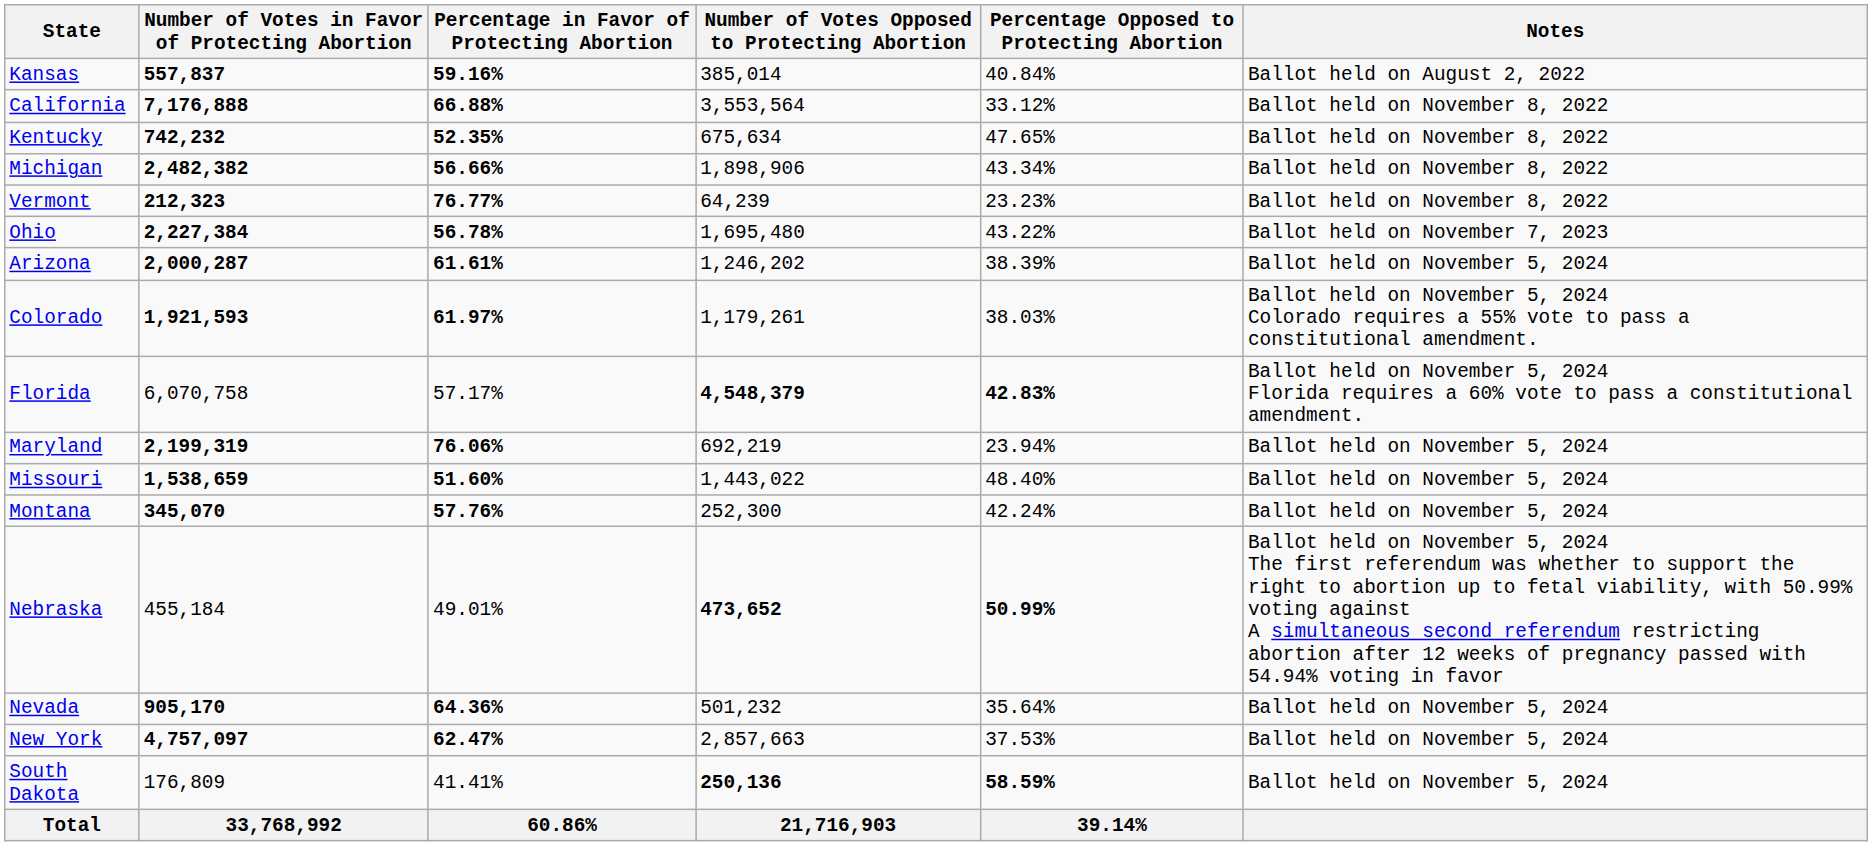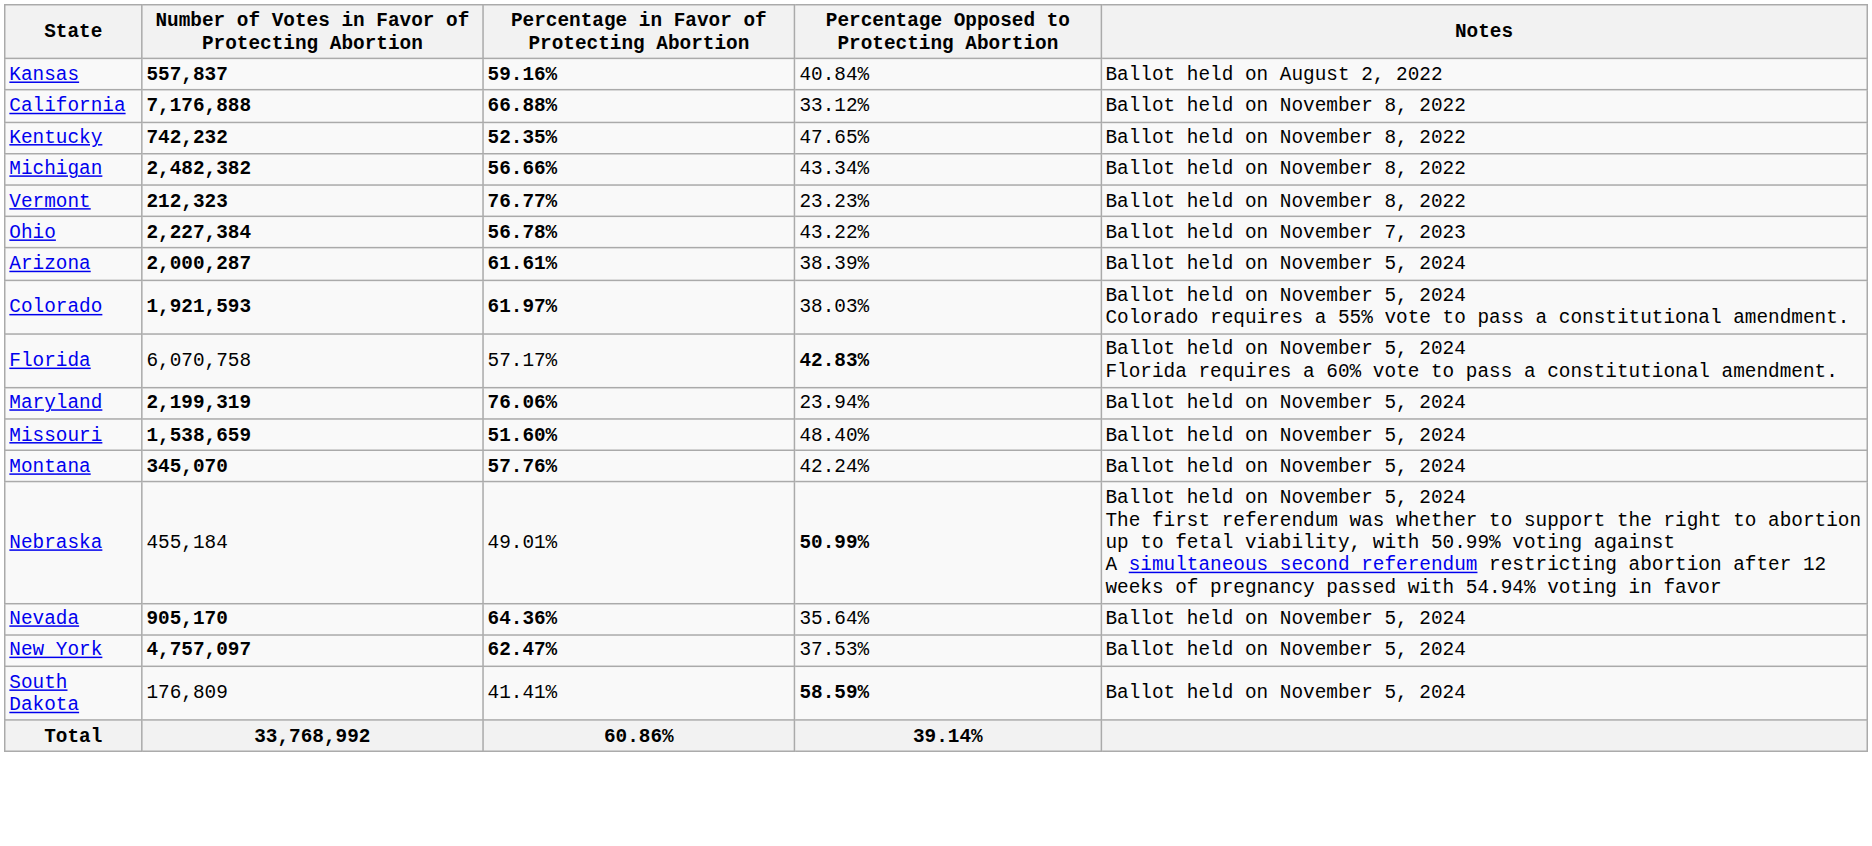- column: (838, 32)
